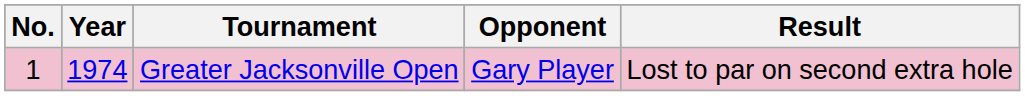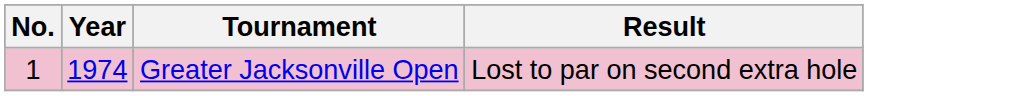- column: (543, 26)
